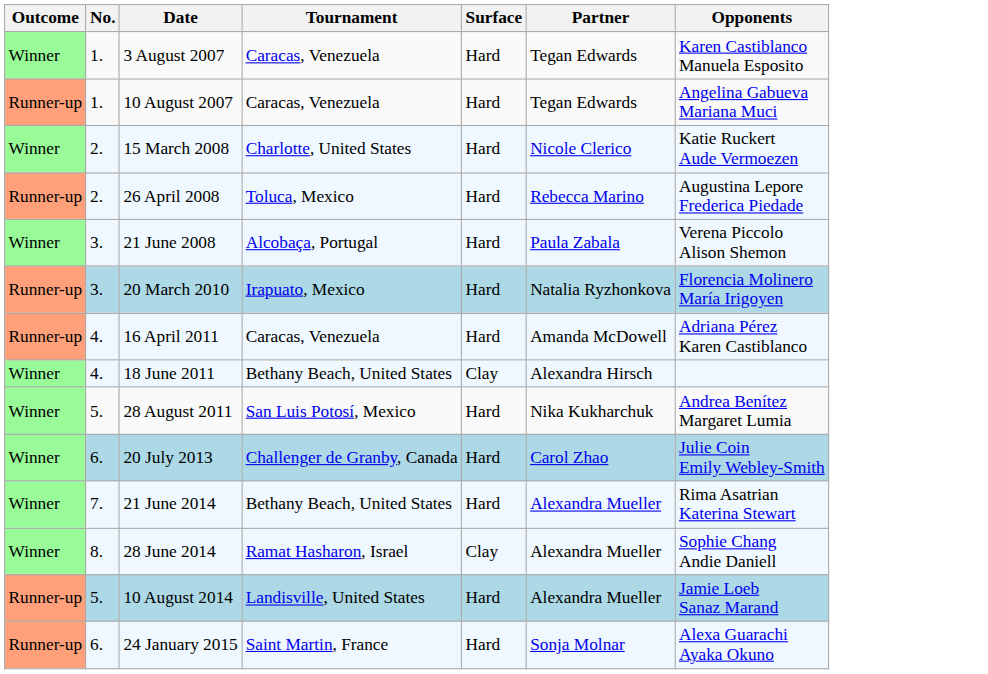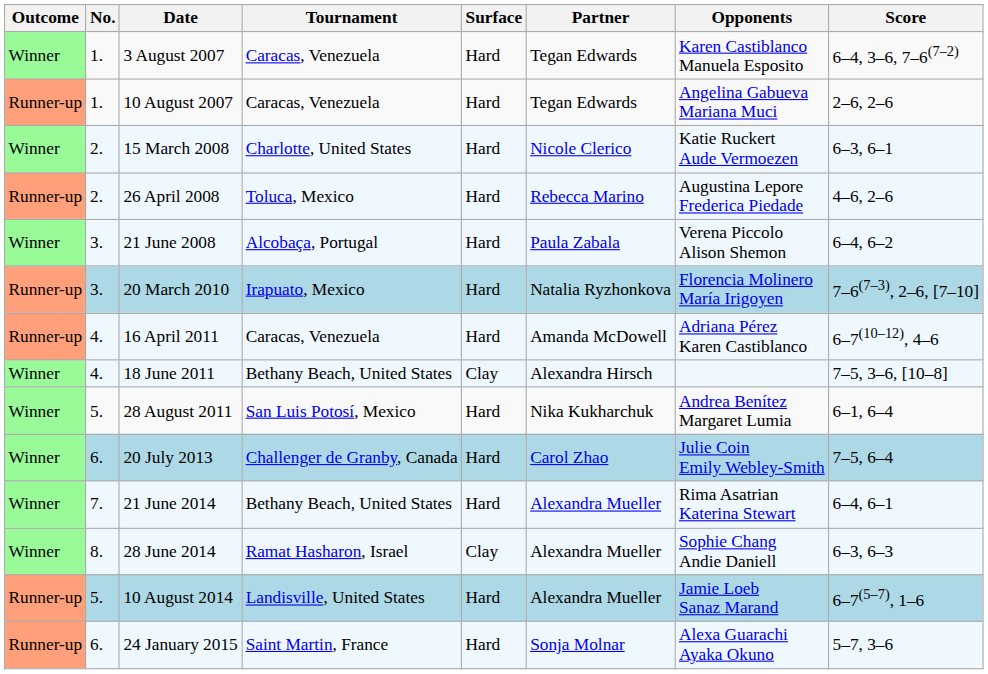+ column: (906, 18)
